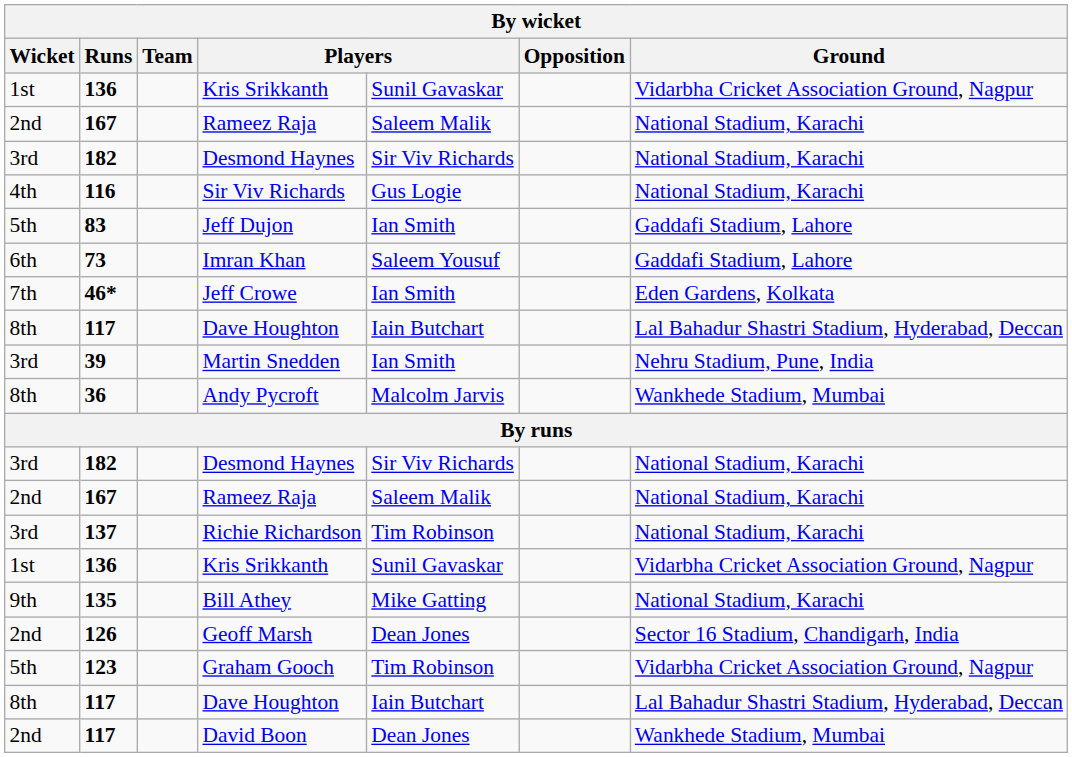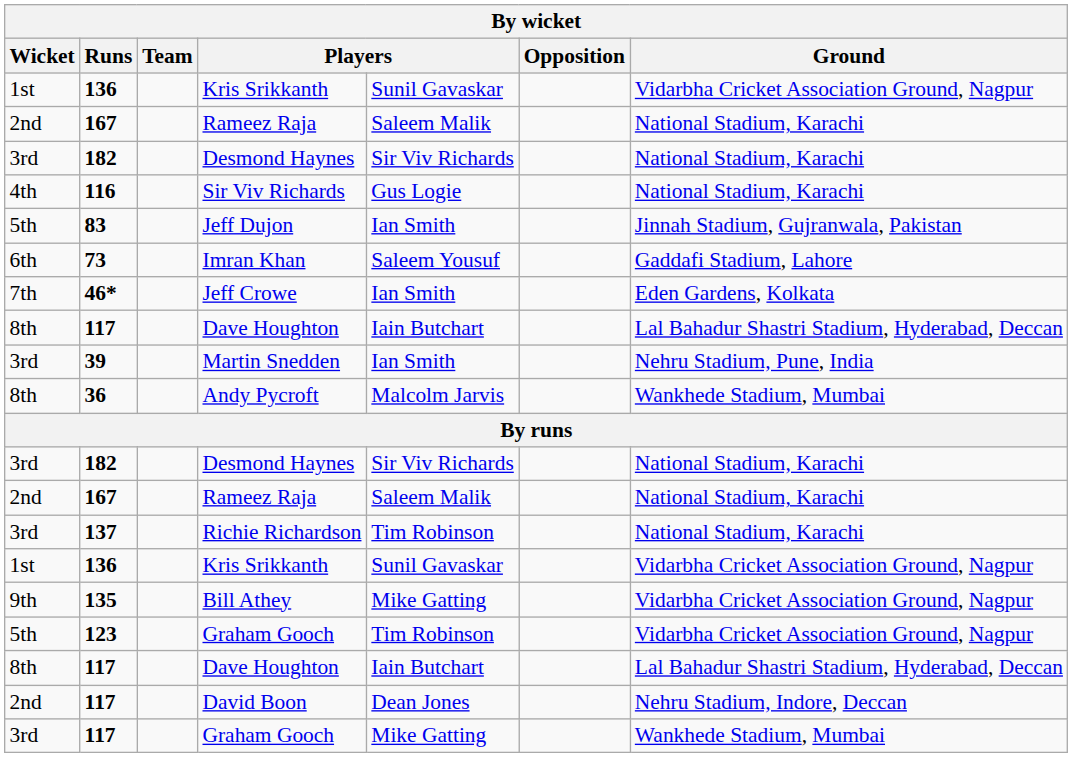(744, 225) Gaddafi Stadium, Lahore -> (798, 225) Jinnah Stadium, Gujranwala, Pakistan
(749, 599) National Stadium, Karachi -> (834, 599) Vidarbha Cricket Association Ground, Nagpur
- row: (101, 633)
(760, 735) Wankhede Stadium, Mumbai -> (771, 701) Nehru Stadium, Indore, Deccan
+ row: (100, 735)
